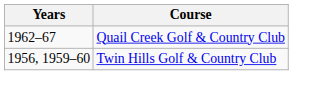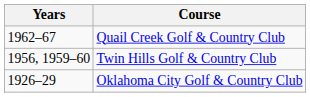+ row: (200, 80)
